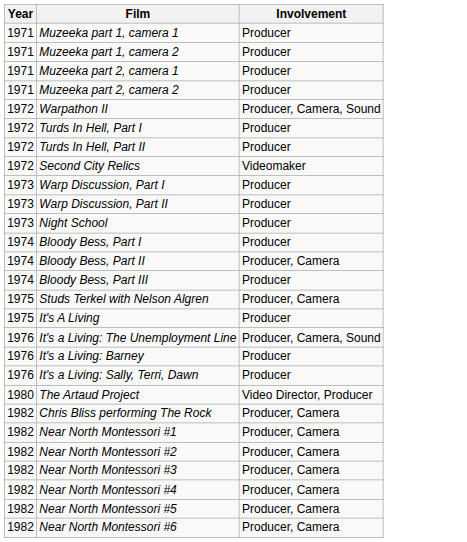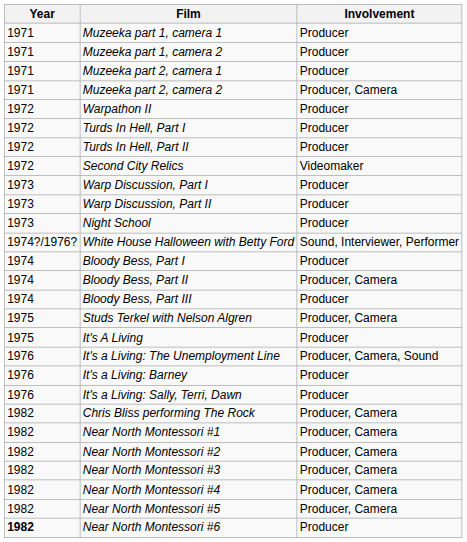(266, 90) Producer -> (348, 90) Producer, Camera
(311, 109) Producer, Camera, Sound -> (324, 109) Producer
+ row: (188, 242)
- row: (89, 394)
(20, 527) normal -> (20, 527) bold
(291, 527) Producer, Camera -> (324, 527) Producer
